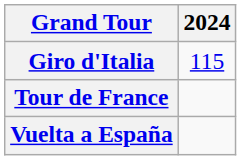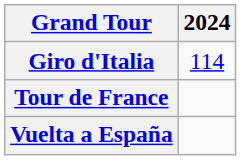(207, 60) 115 -> (207, 60) 114
